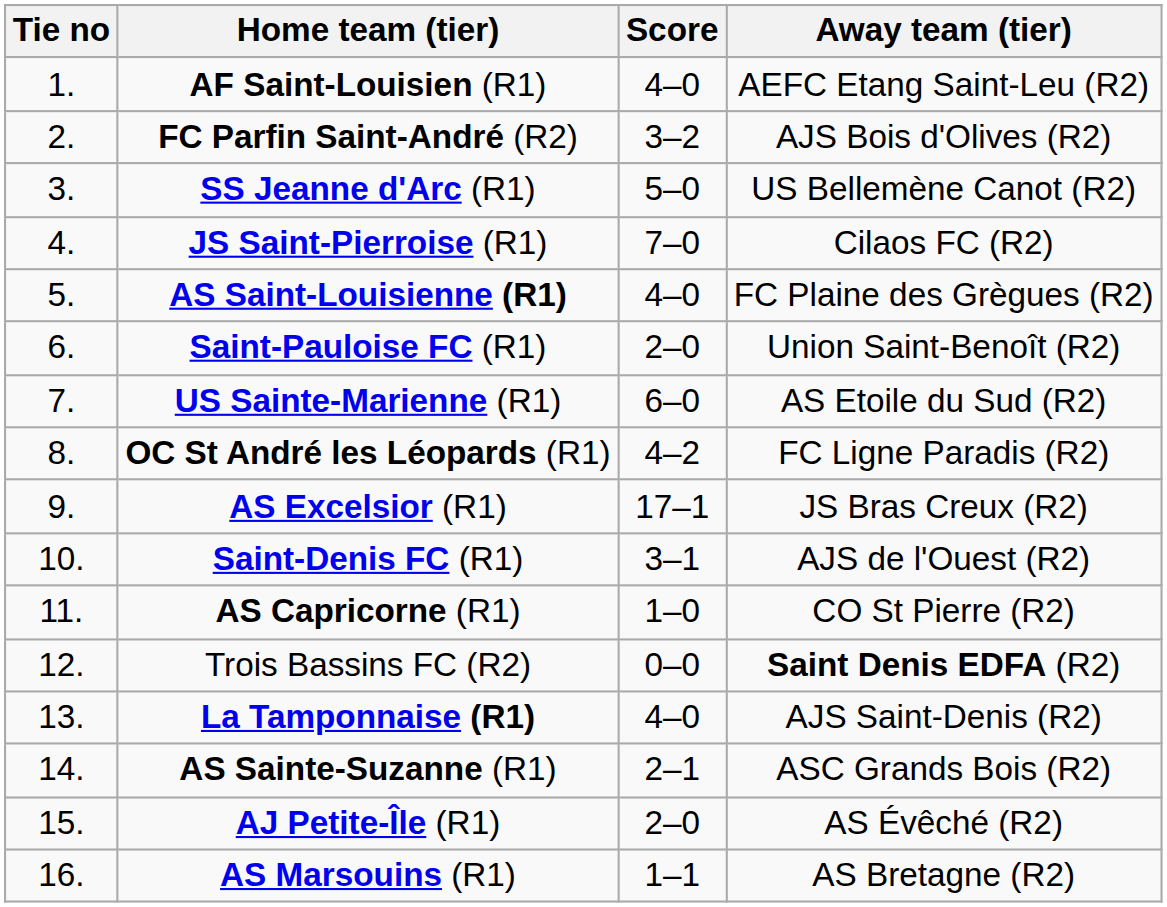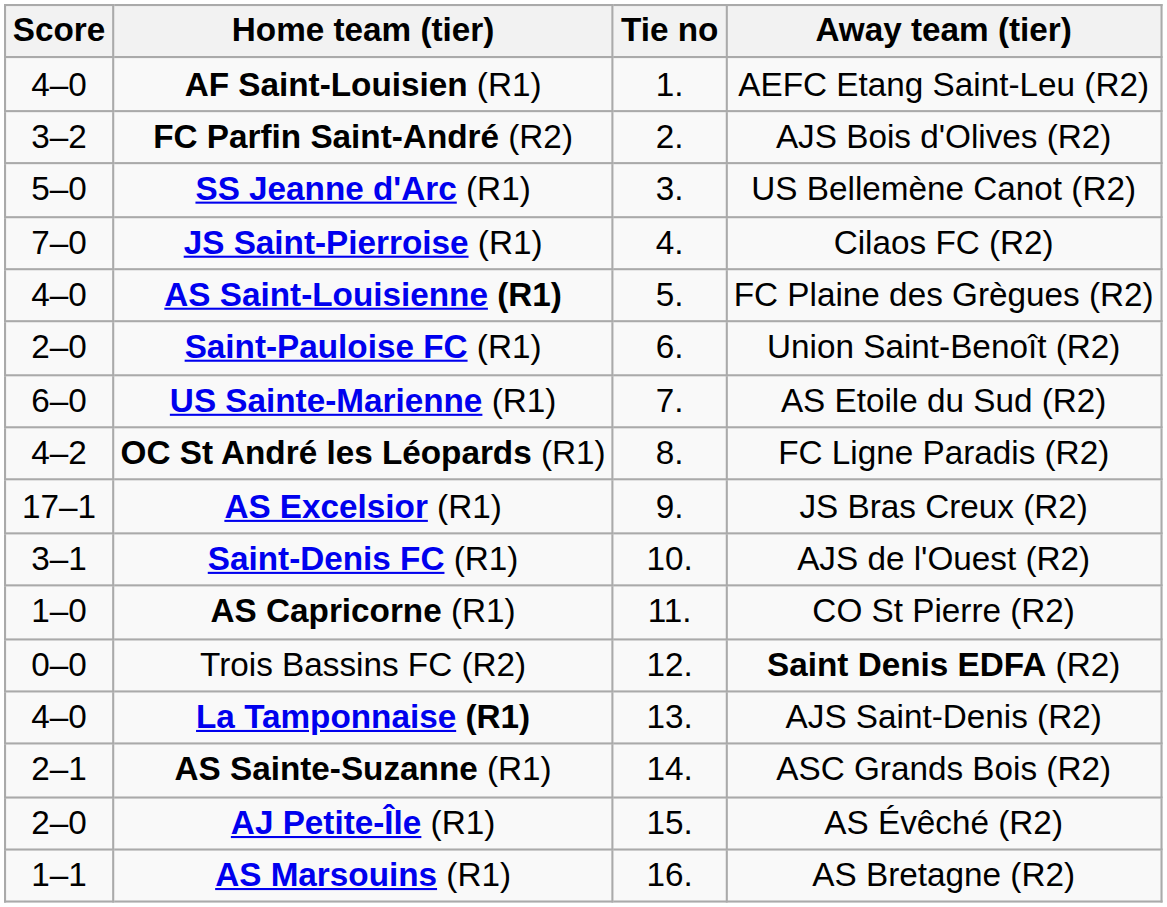columns swapped: (61, 30) <-> (672, 30)
